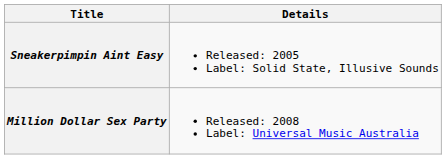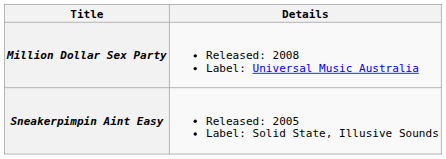rows swapped: (87, 55) <-> (87, 121)
